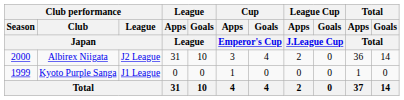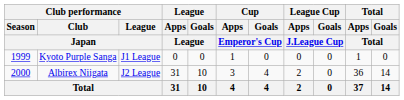rows swapped: (78, 73) <-> (78, 57)
